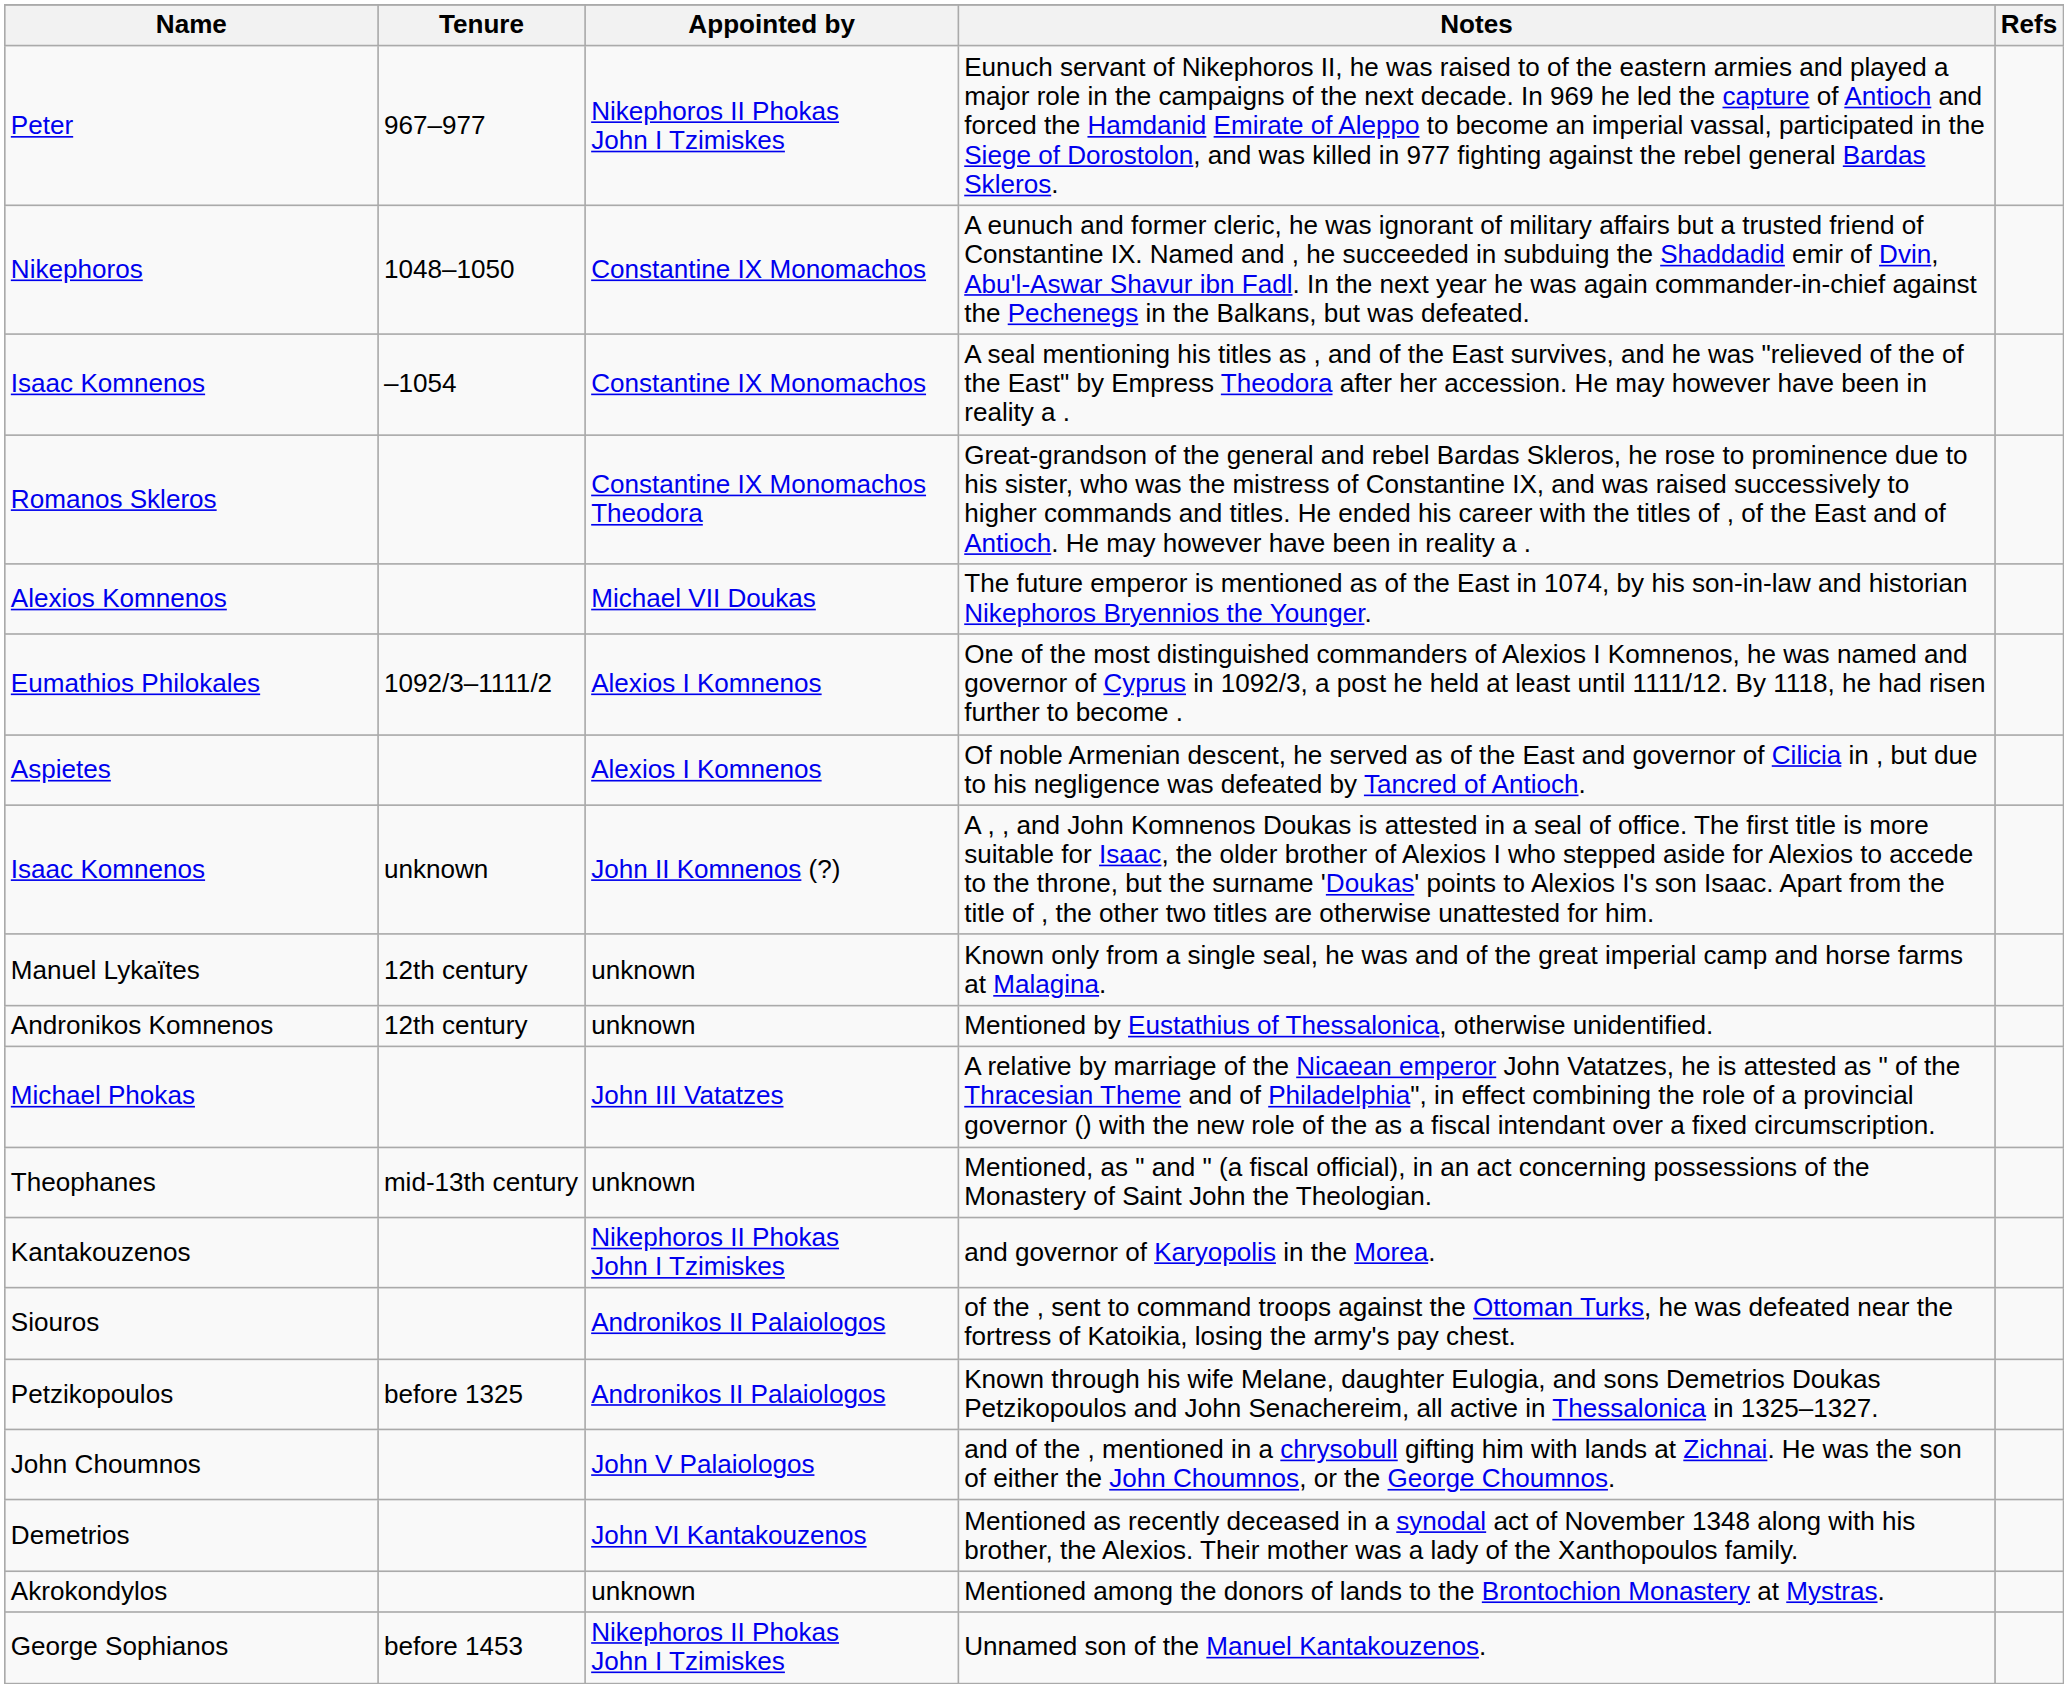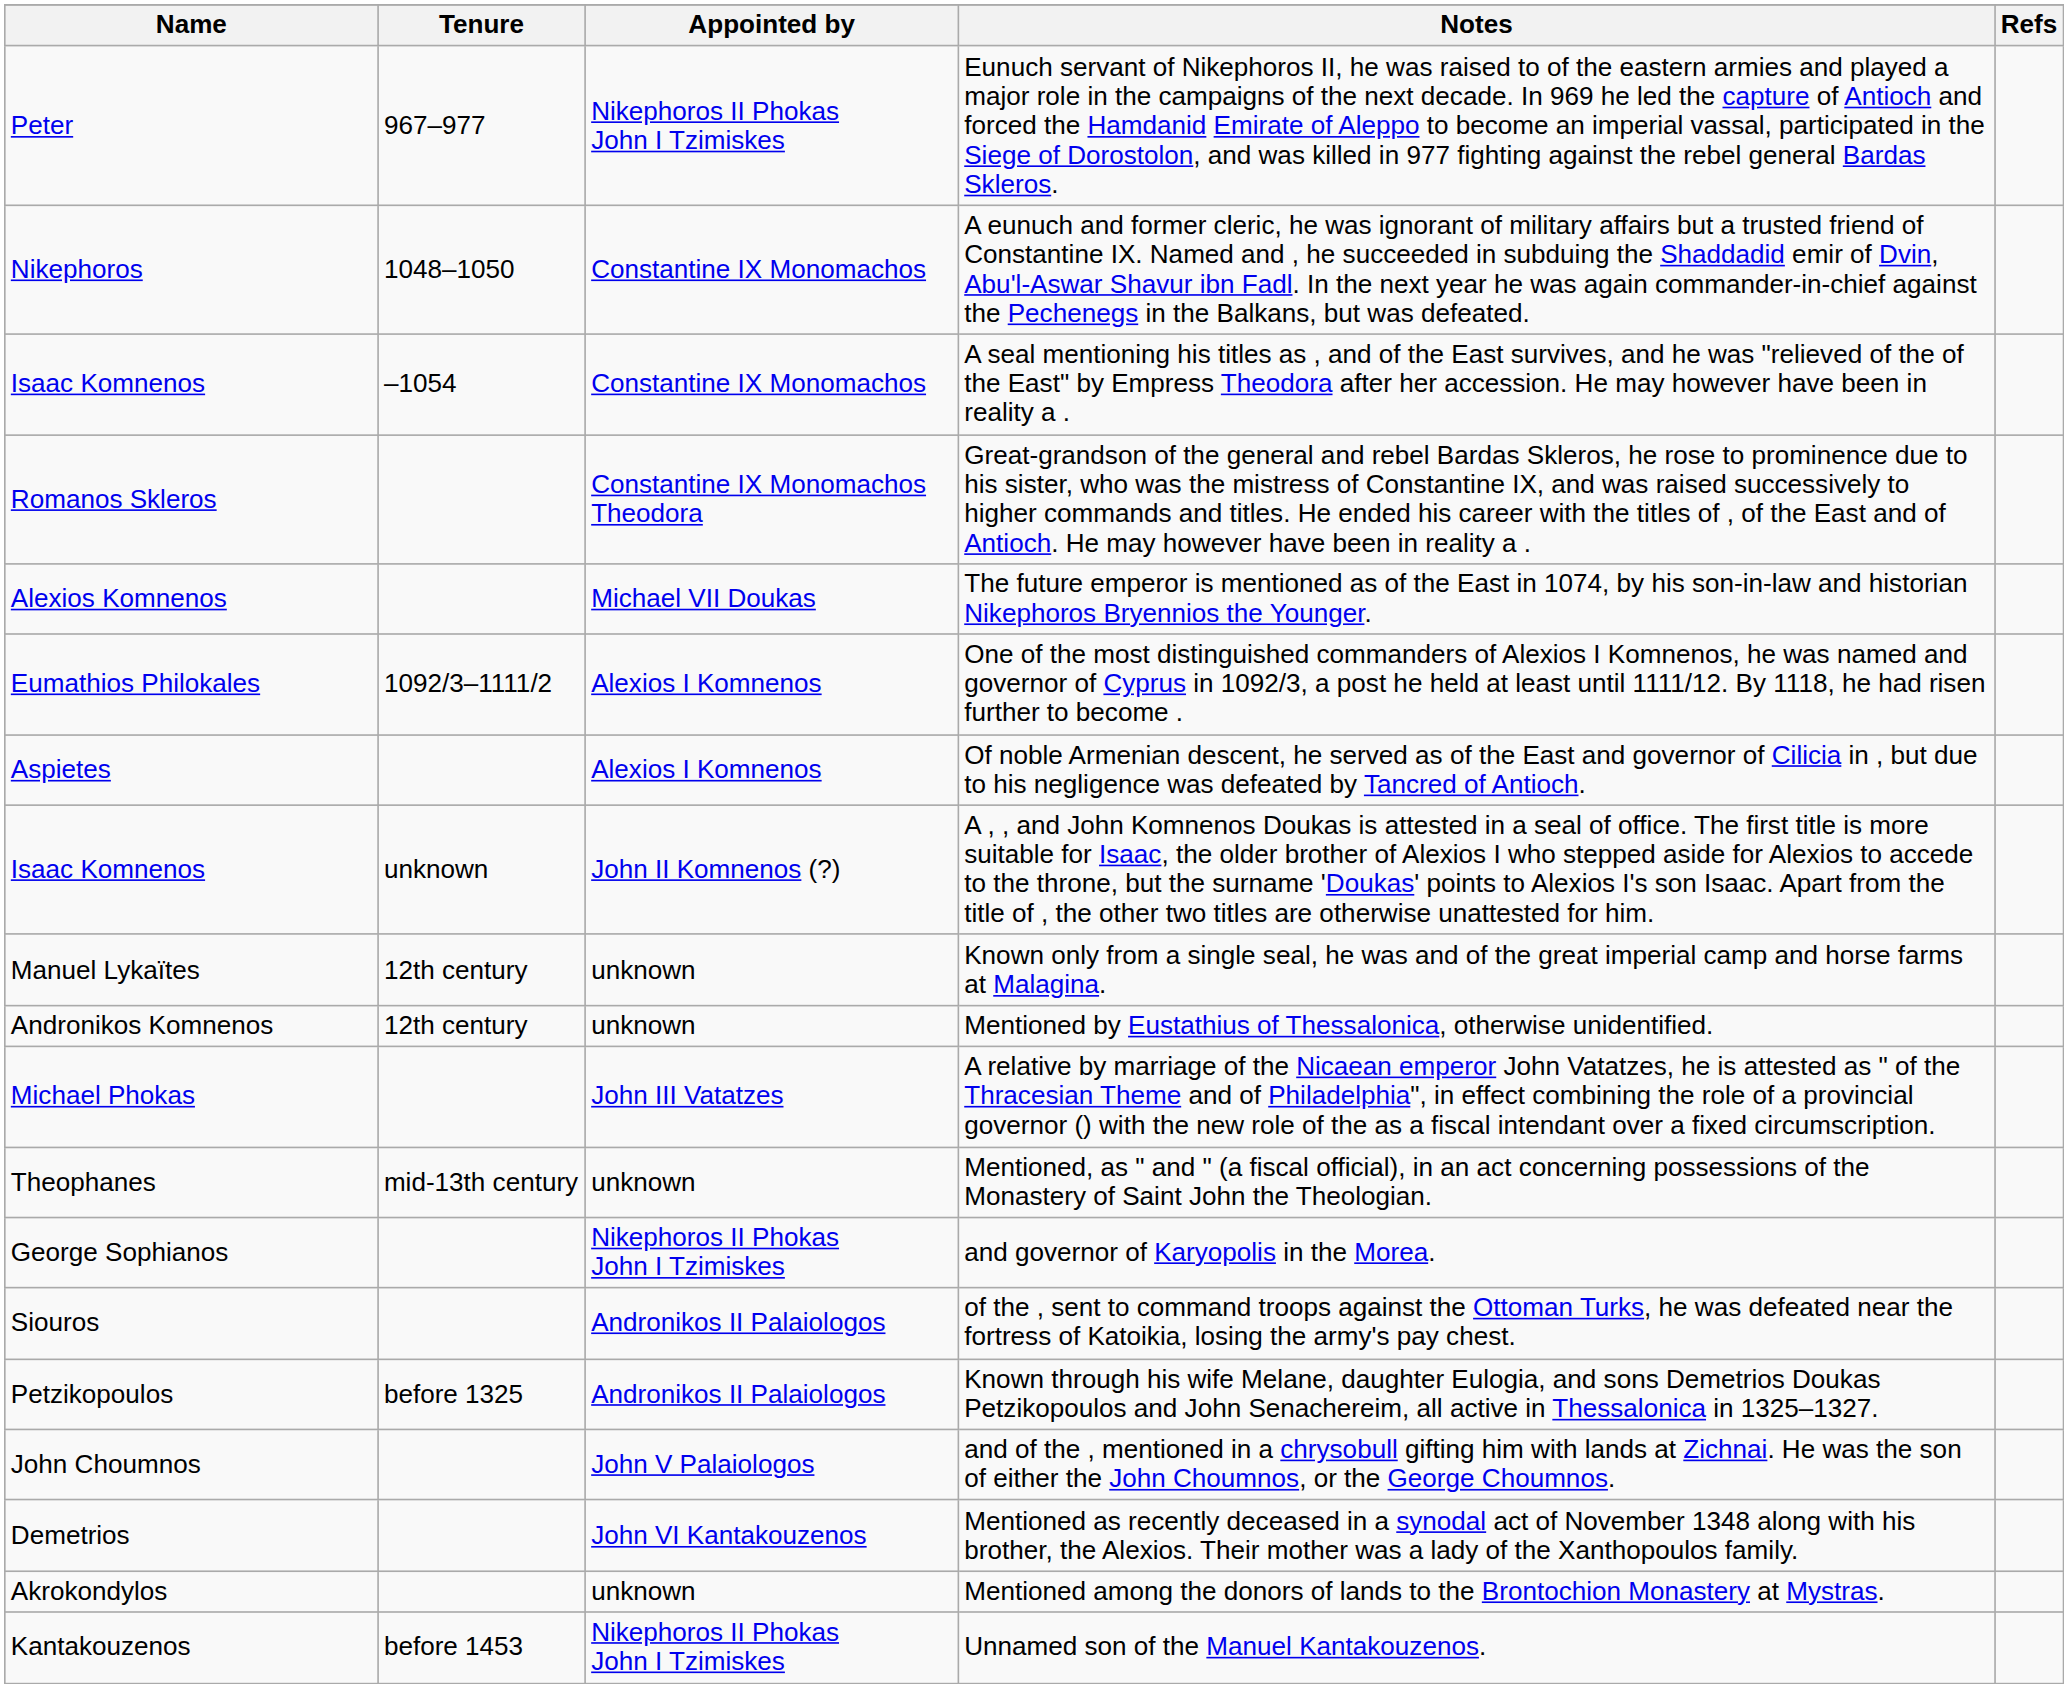(101, 1252) Kantakouzenos -> (120, 1252) George Sophianos
(120, 1647) George Sophianos -> (101, 1647) Kantakouzenos
